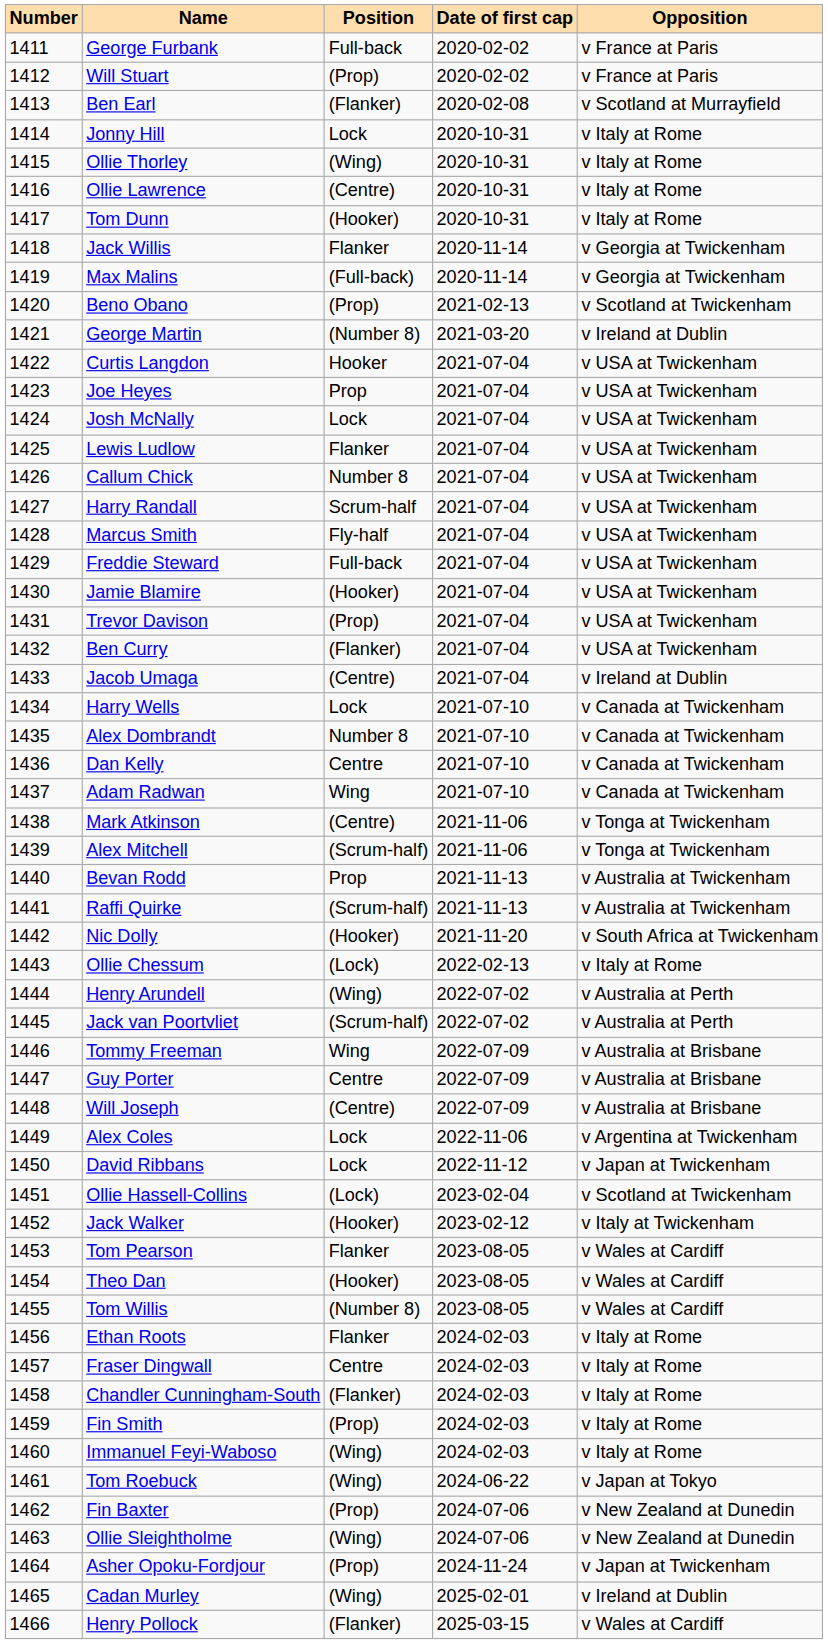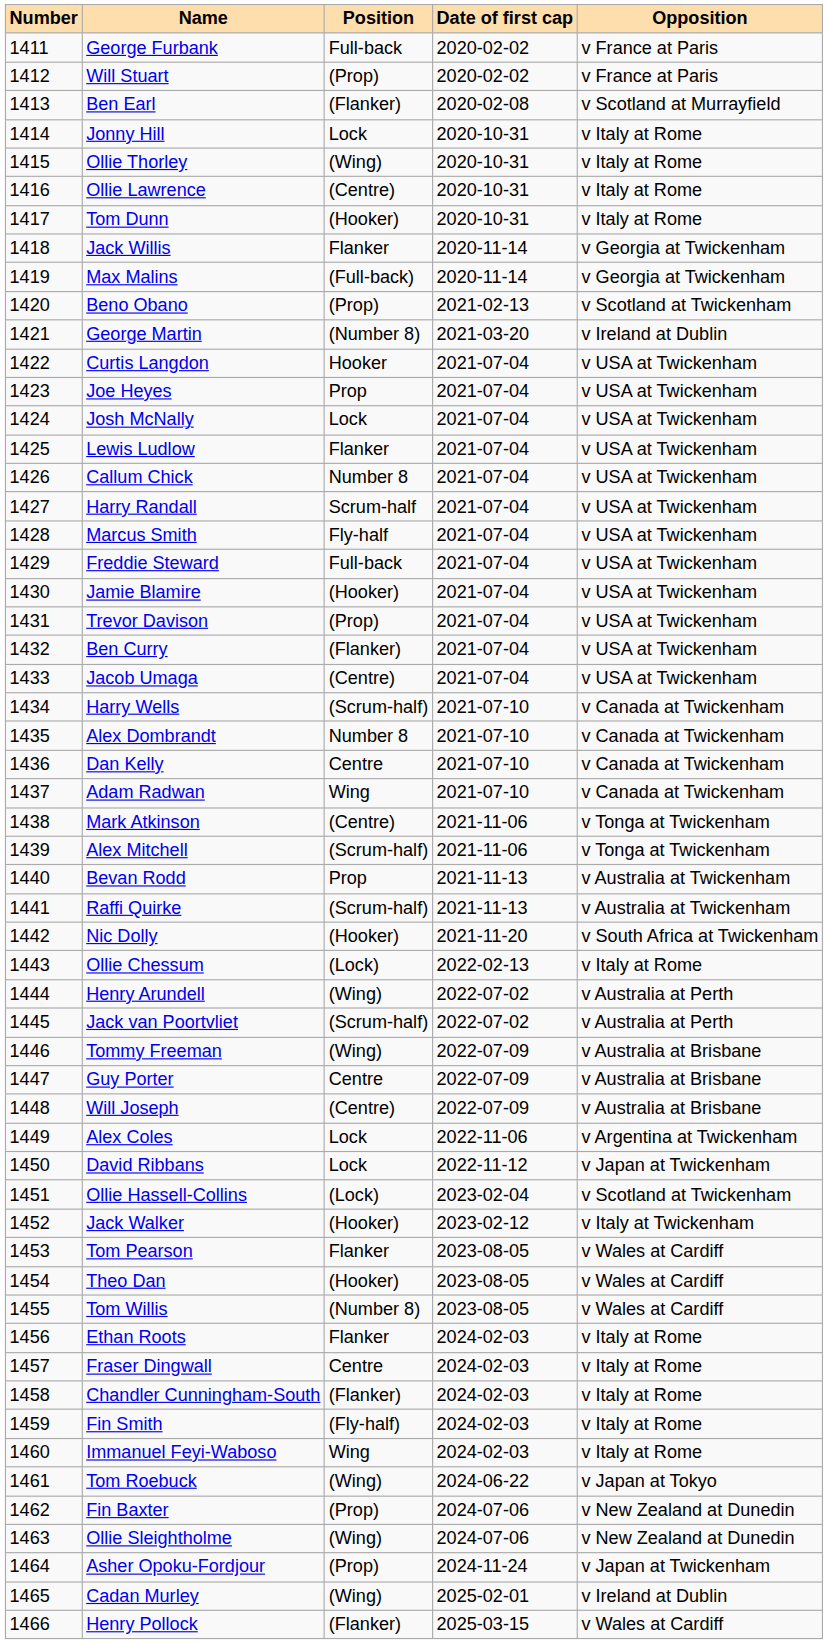(654, 678) v Ireland at Dublin -> (669, 678) v USA at Twickenham
(348, 707) Lock -> (378, 707) (Scrum-half)
(349, 1051) Wing -> (355, 1051) (Wing)
(354, 1423) (Prop) -> (364, 1423) (Fly-half)
(355, 1452) (Wing) -> (349, 1452) Wing
